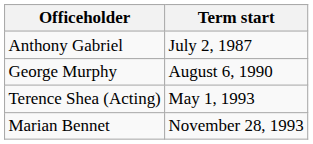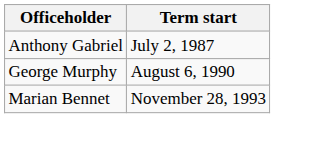- row: (85, 98)
